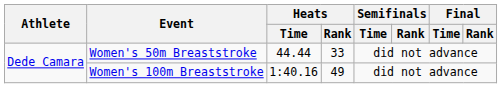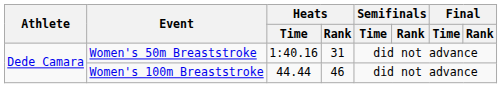(294, 53) 44.44 -> (294, 53) 1:40.16
(338, 53) 33 -> (338, 53) 31
(294, 72) 1:40.16 -> (294, 72) 44.44
(338, 72) 49 -> (338, 72) 46
